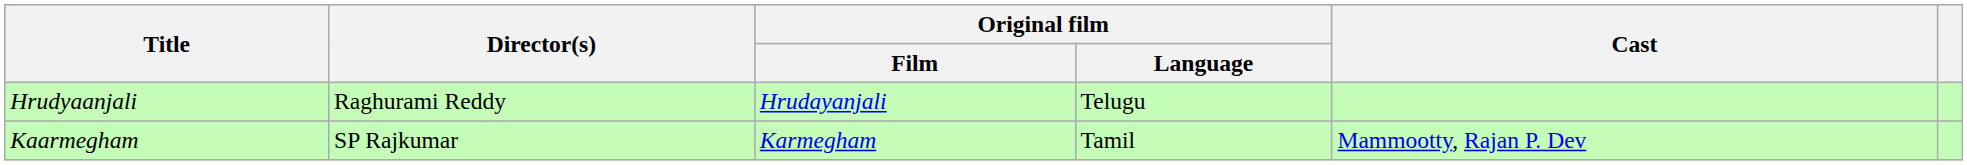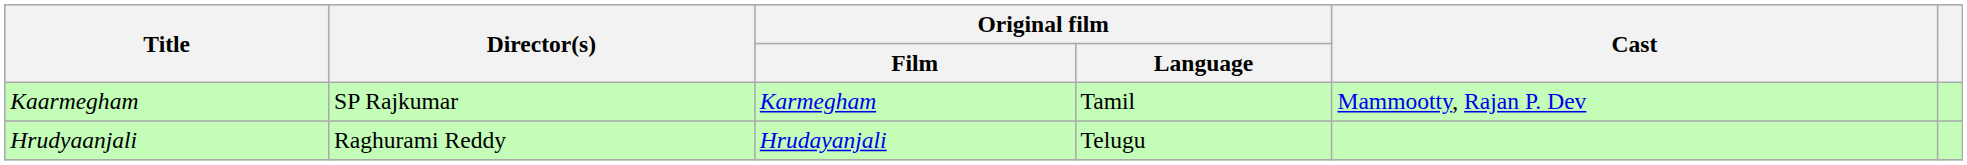rows swapped: (74, 140) <-> (74, 101)
